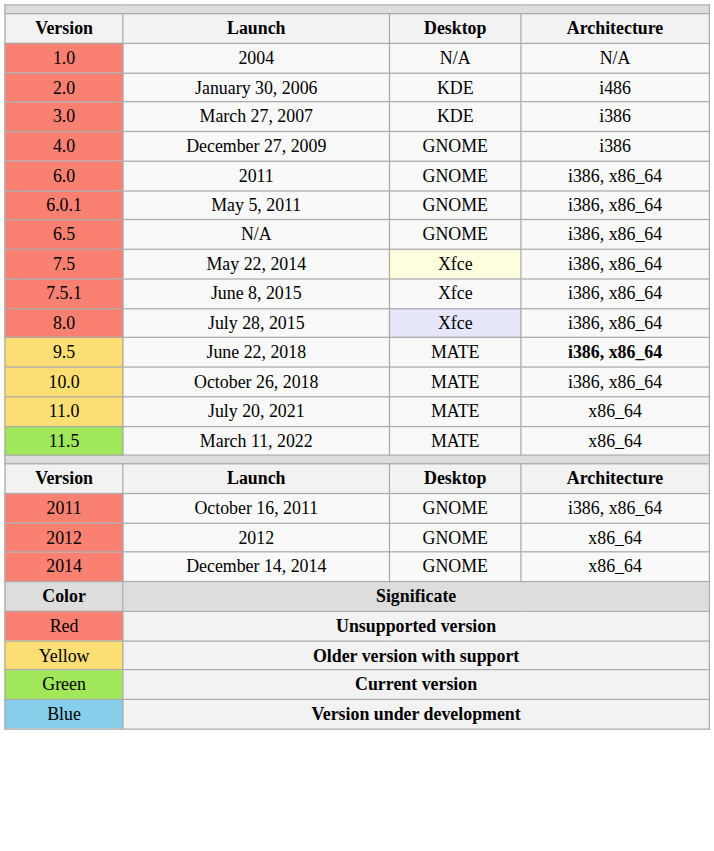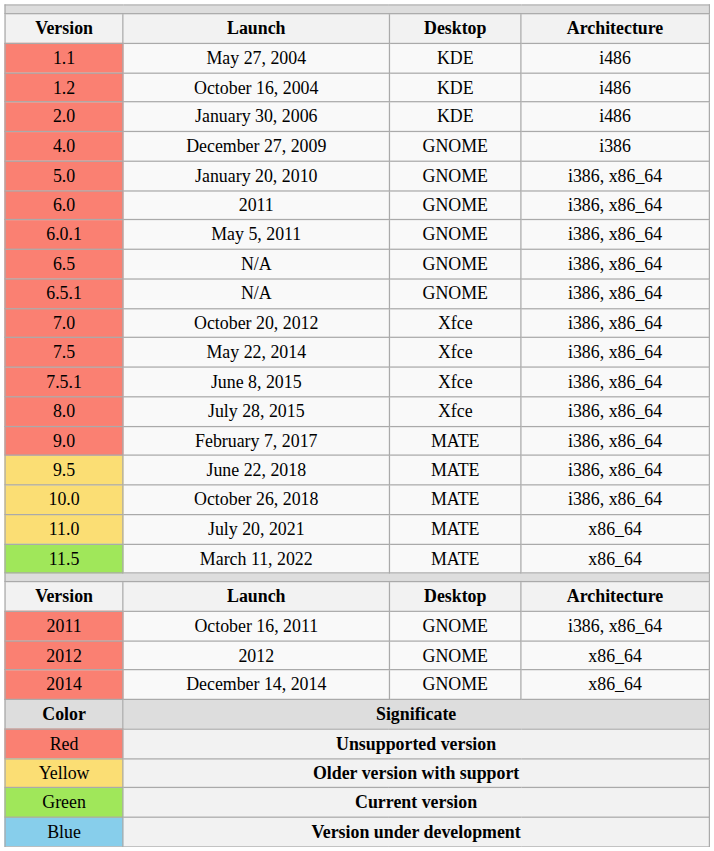- row: (64, 57)
+ row: (64, 57)
+ row: (64, 87)
- row: (64, 116)
+ row: (64, 175)
+ row: (64, 293)
+ row: (64, 322)
(455, 264) lightyellow background -> (455, 352) no background
(455, 322) lavender background -> (455, 411) no background
+ row: (64, 440)
(615, 352) bold -> (615, 470) normal
